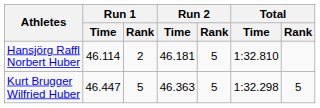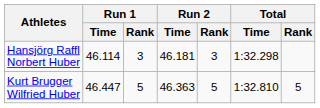(140, 57) 2 -> (140, 57) 3
(214, 57) 5 -> (214, 57) 3
(256, 57) 1:32.810 -> (256, 57) 1:32.298
(256, 88) 1:32.298 -> (256, 88) 1:32.810
